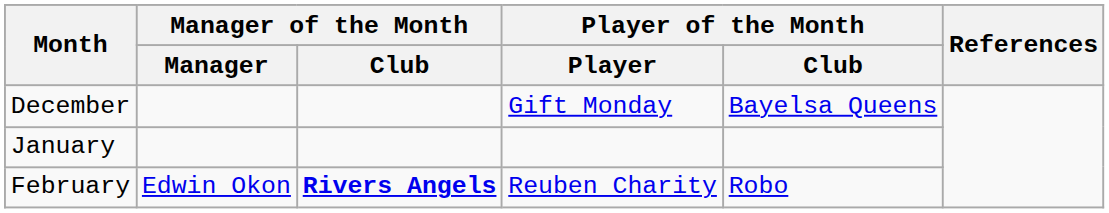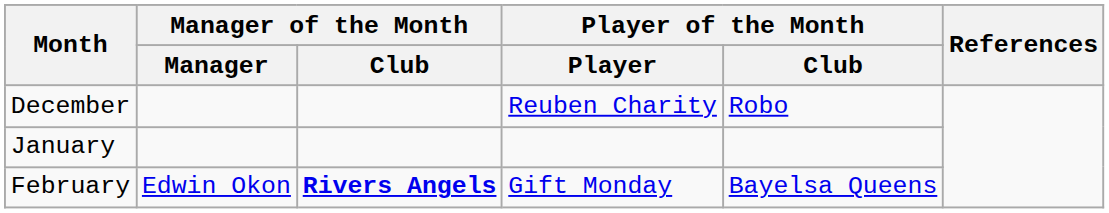(590, 106) Gift Monday -> (613, 106) Reuben Charity
(833, 106) Bayelsa Queens -> (759, 106) Robo
(613, 187) Reuben Charity -> (590, 187) Gift Monday
(759, 187) Robo -> (833, 187) Bayelsa Queens
